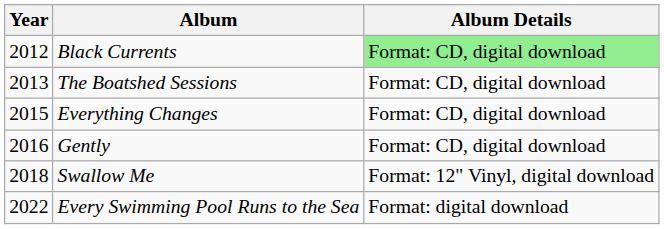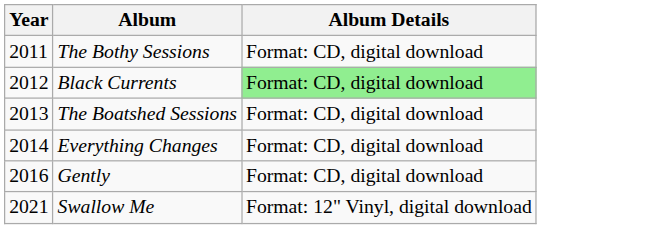+ row: (134, 51)
(29, 113) 2015 -> (29, 144) 2014
(29, 176) 2018 -> (29, 207) 2021
- row: (208, 207)
